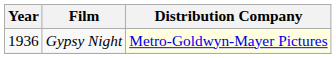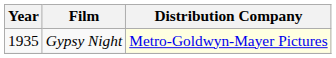(23, 41) 1936 -> (23, 41) 1935
